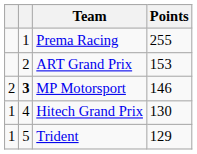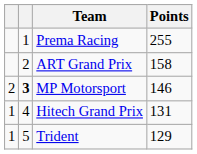(161, 64) 153 -> (161, 64) 158
(161, 112) 130 -> (161, 112) 131
